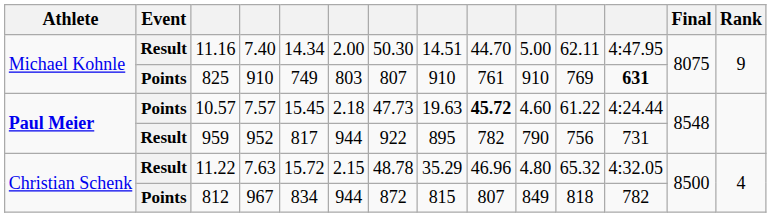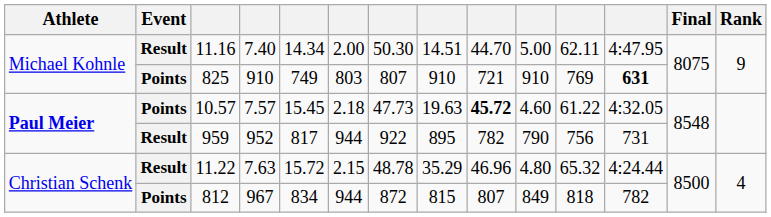(491, 79) 761 -> (491, 79) 721
(636, 108) 4:24.44 -> (636, 108) 4:32.05
(636, 168) 4:32.05 -> (636, 168) 4:24.44
